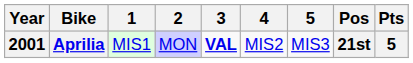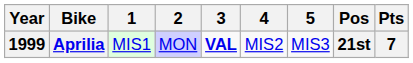(27, 44) 2001 -> (27, 44) 1999
(391, 44) 5 -> (391, 44) 7
